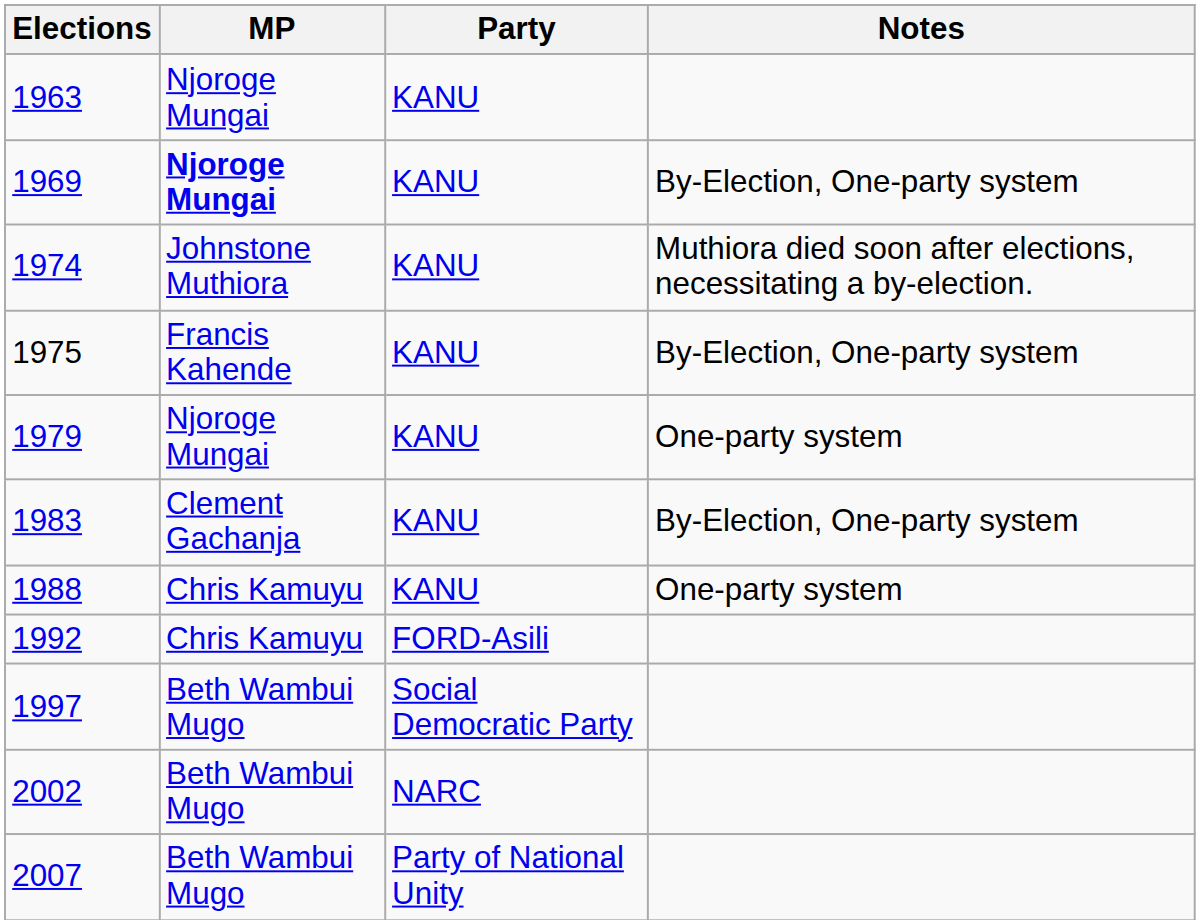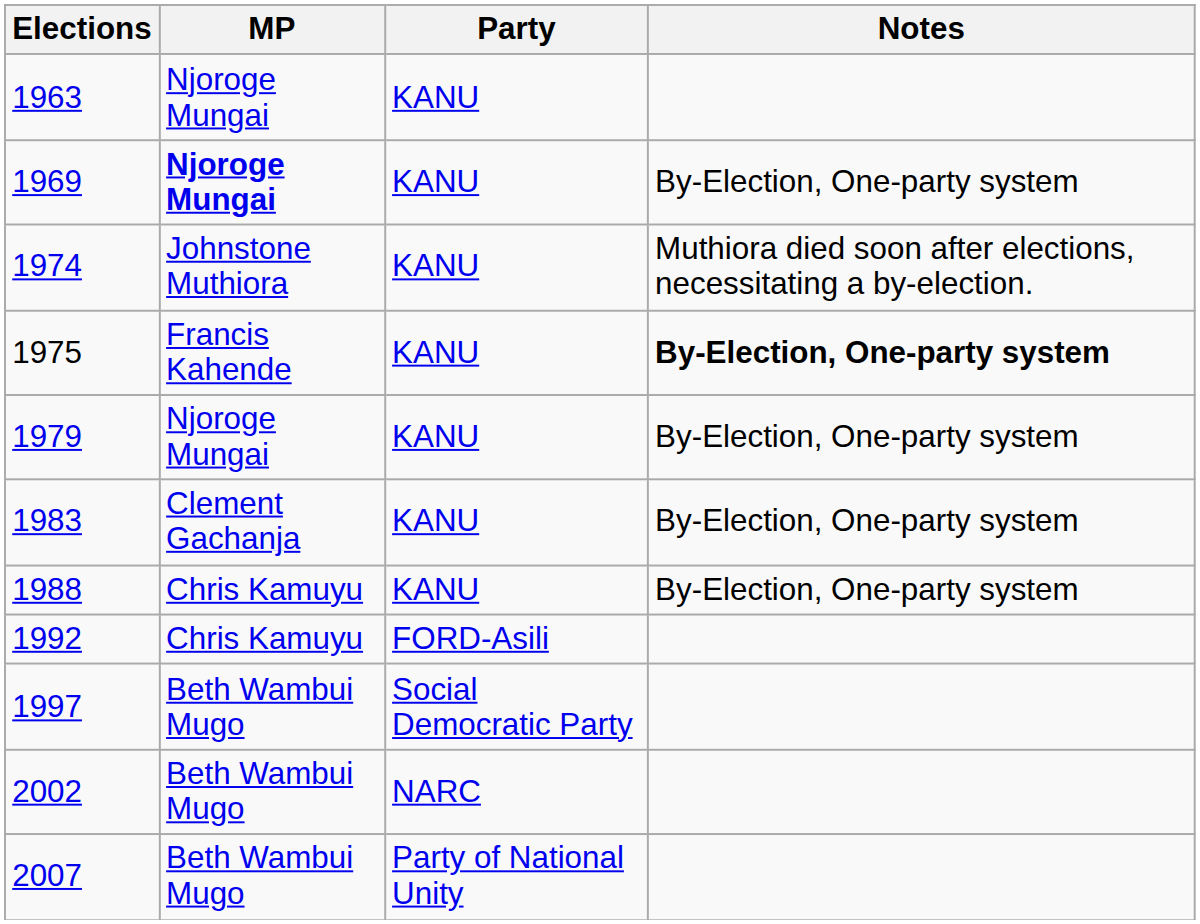(867, 351) normal -> (883, 351) bold
(779, 436) One-party system -> (867, 436) By-Election, One-party system
(779, 589) One-party system -> (867, 589) By-Election, One-party system
